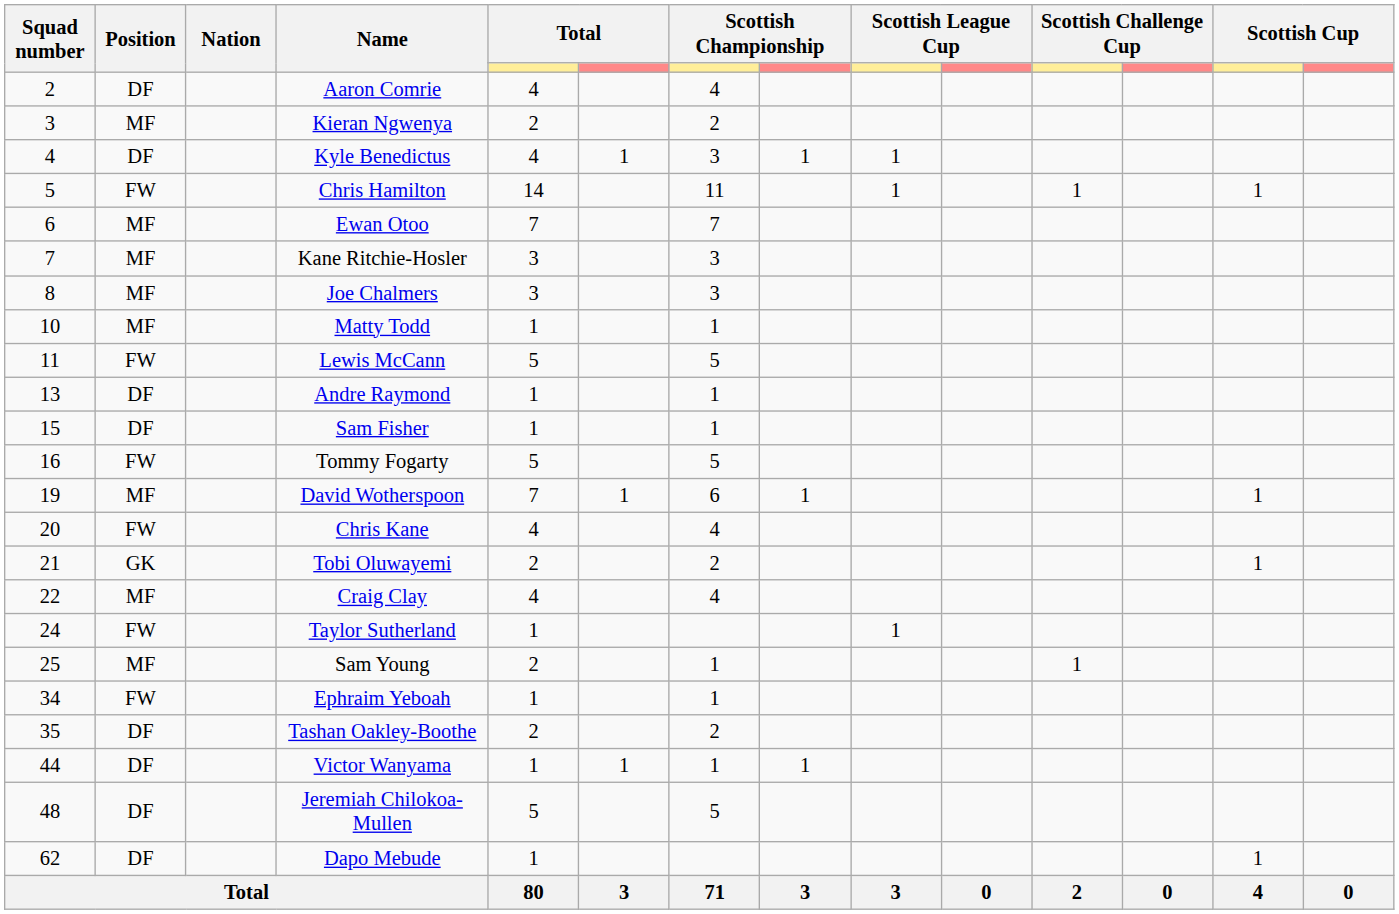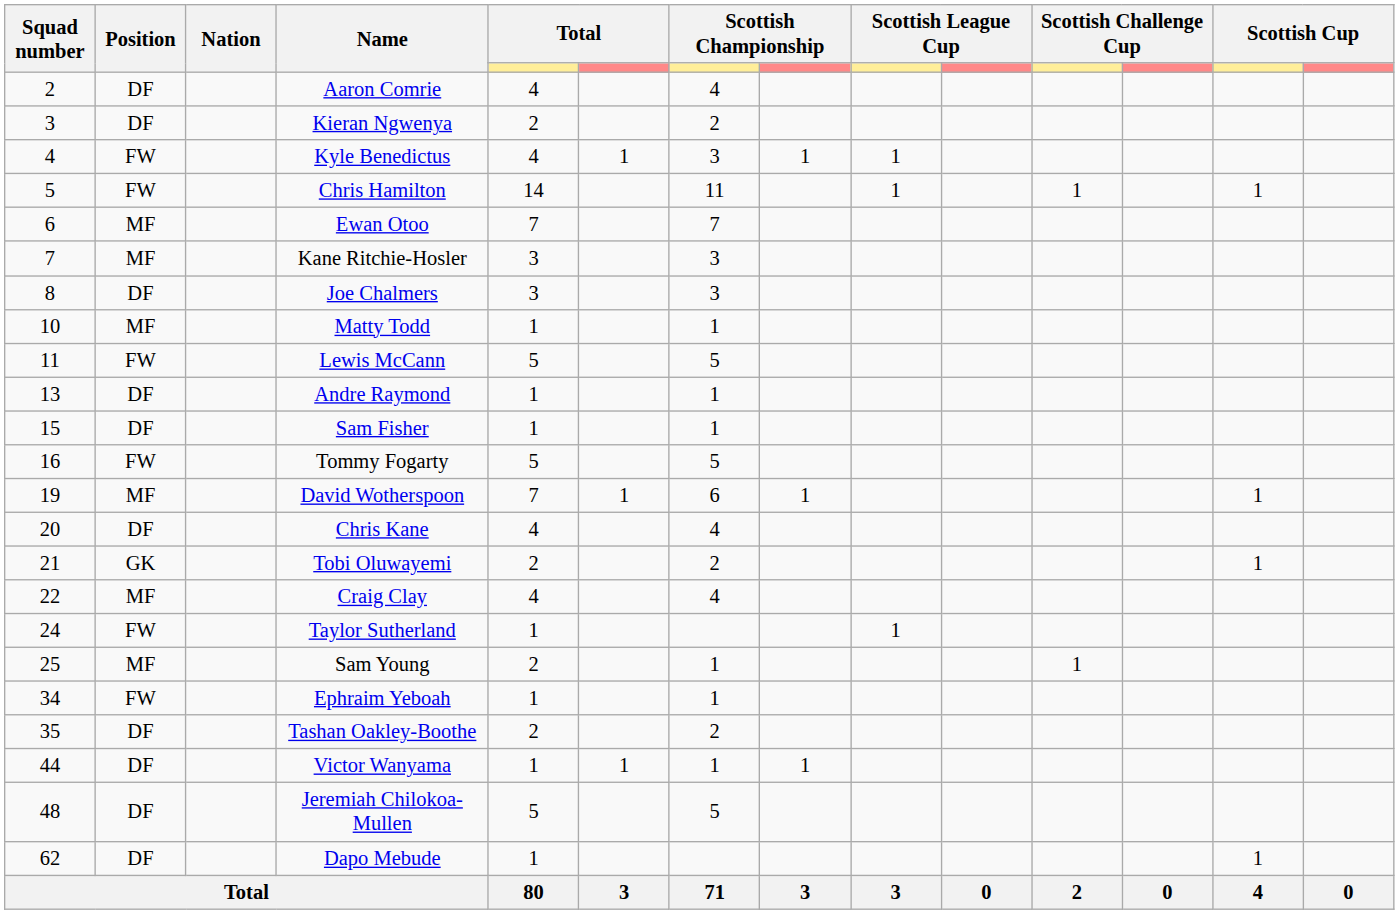(140, 123) MF -> (140, 123) DF
(140, 156) DF -> (140, 156) FW
(140, 292) MF -> (140, 292) DF
(140, 529) FW -> (140, 529) DF
